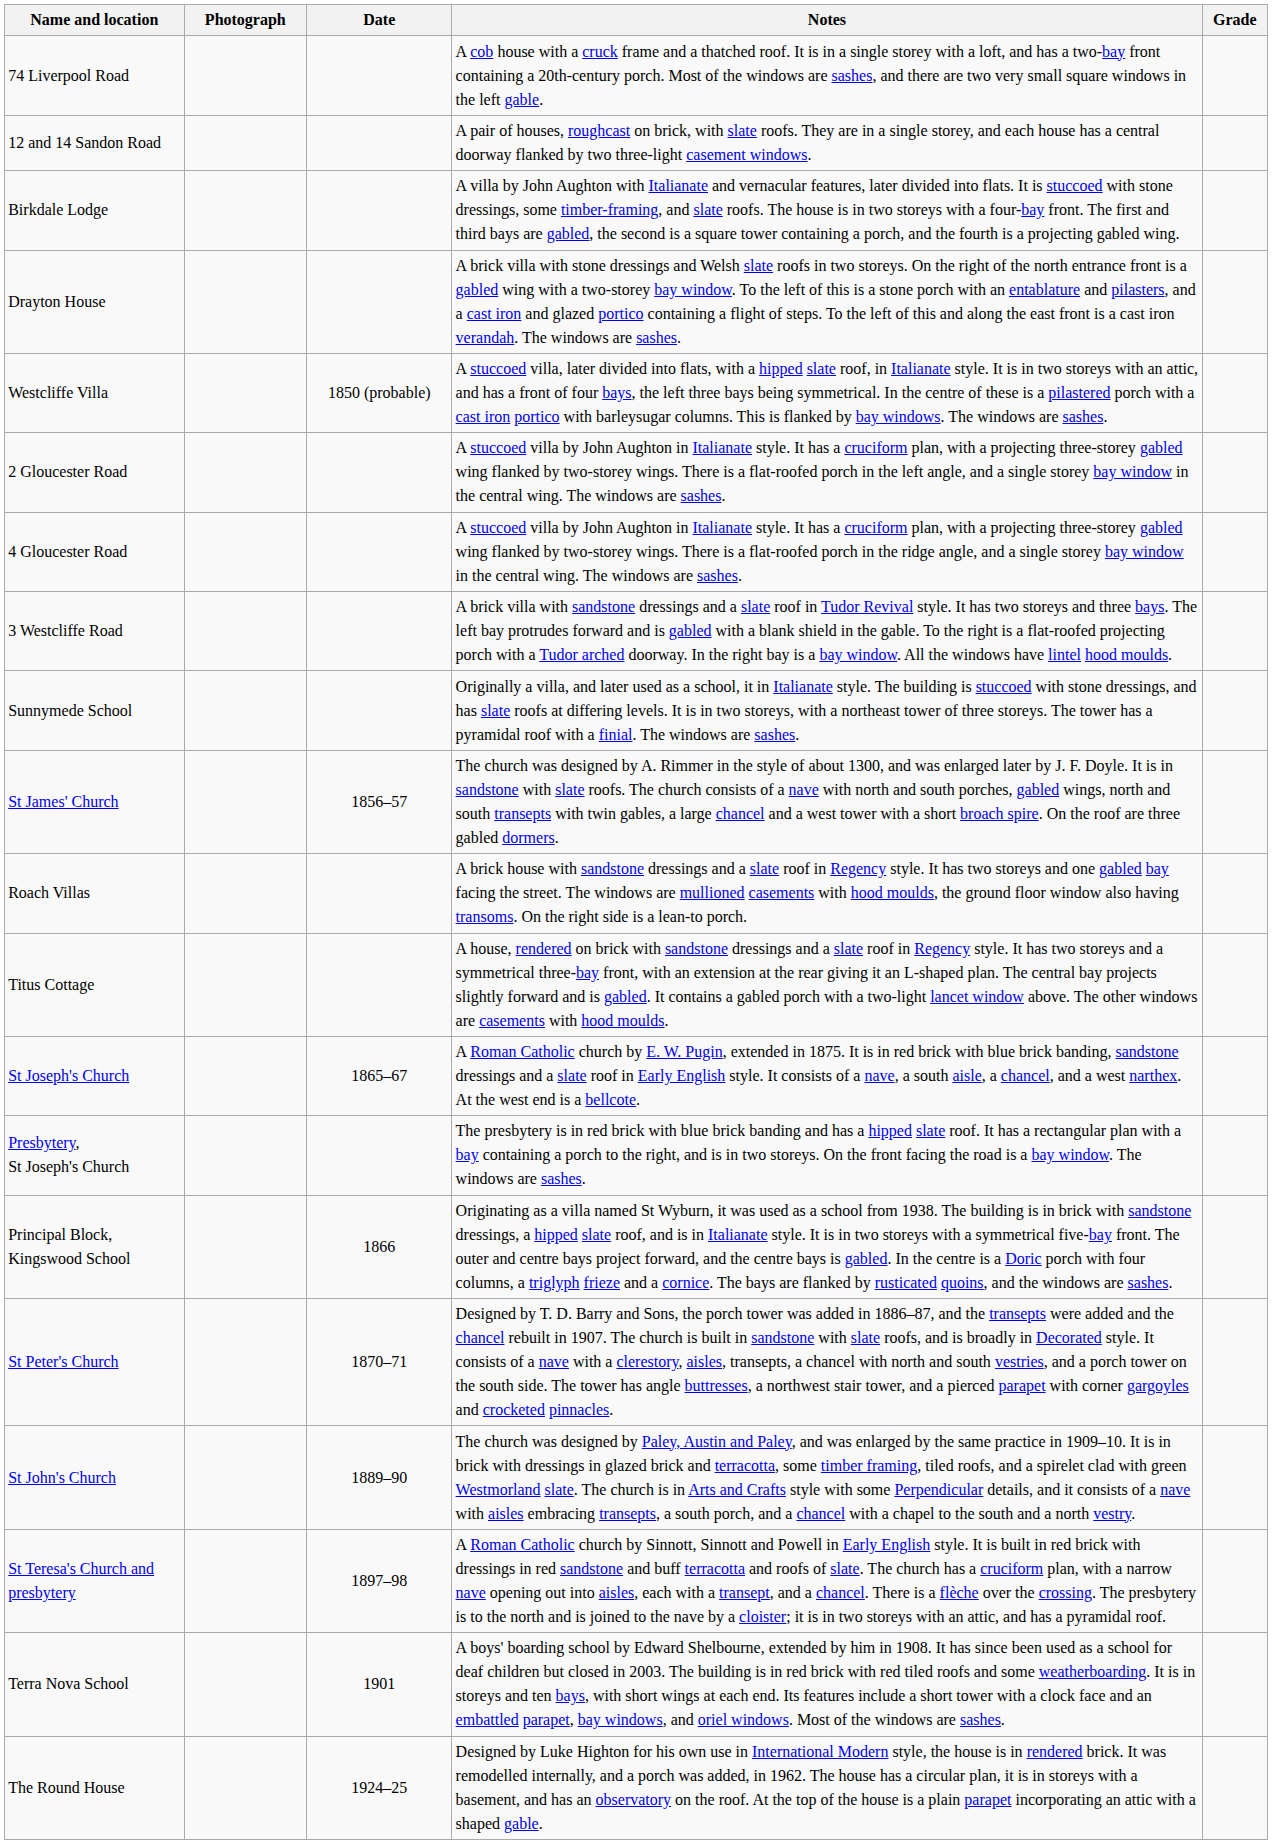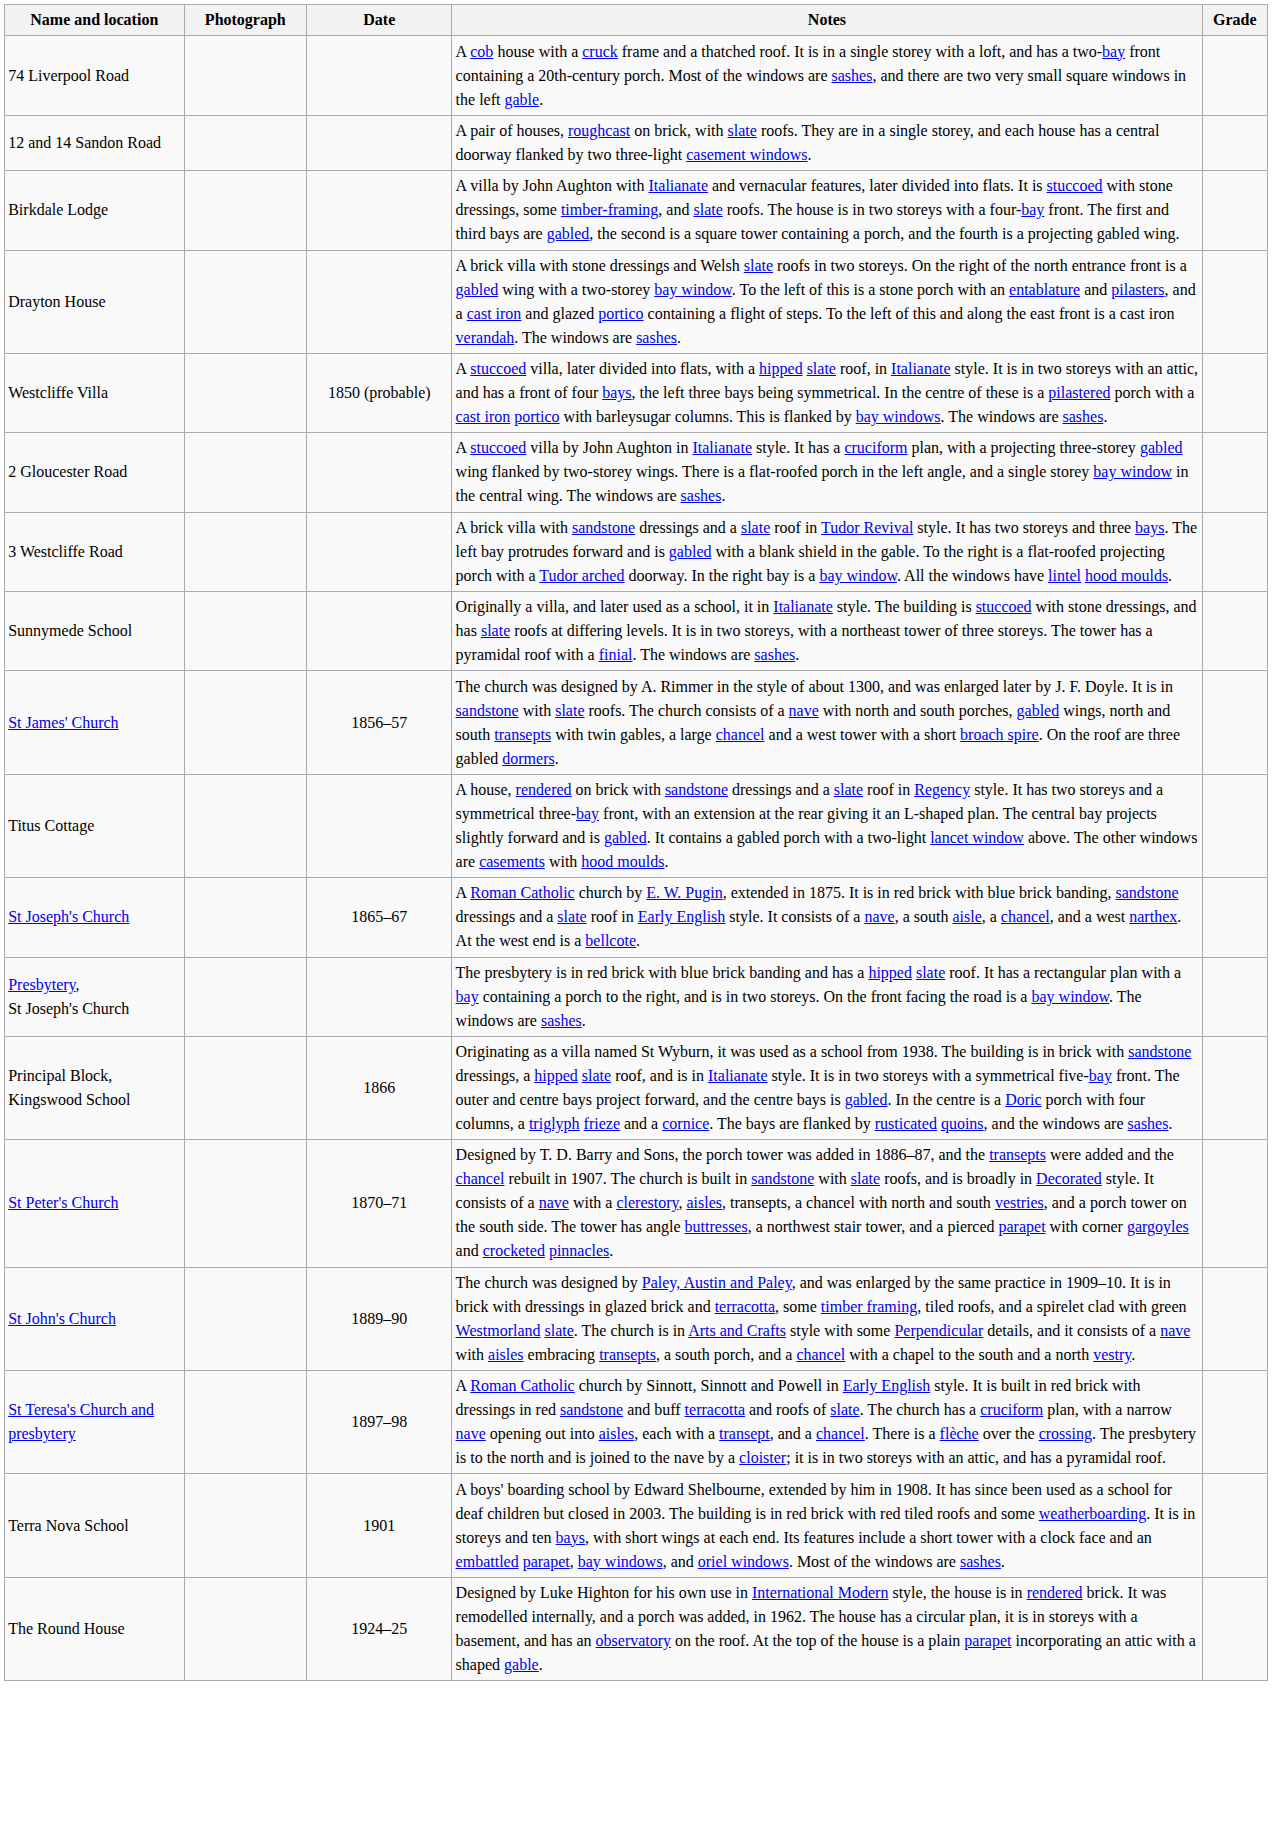- row: (68, 551)
- row: (49, 893)
